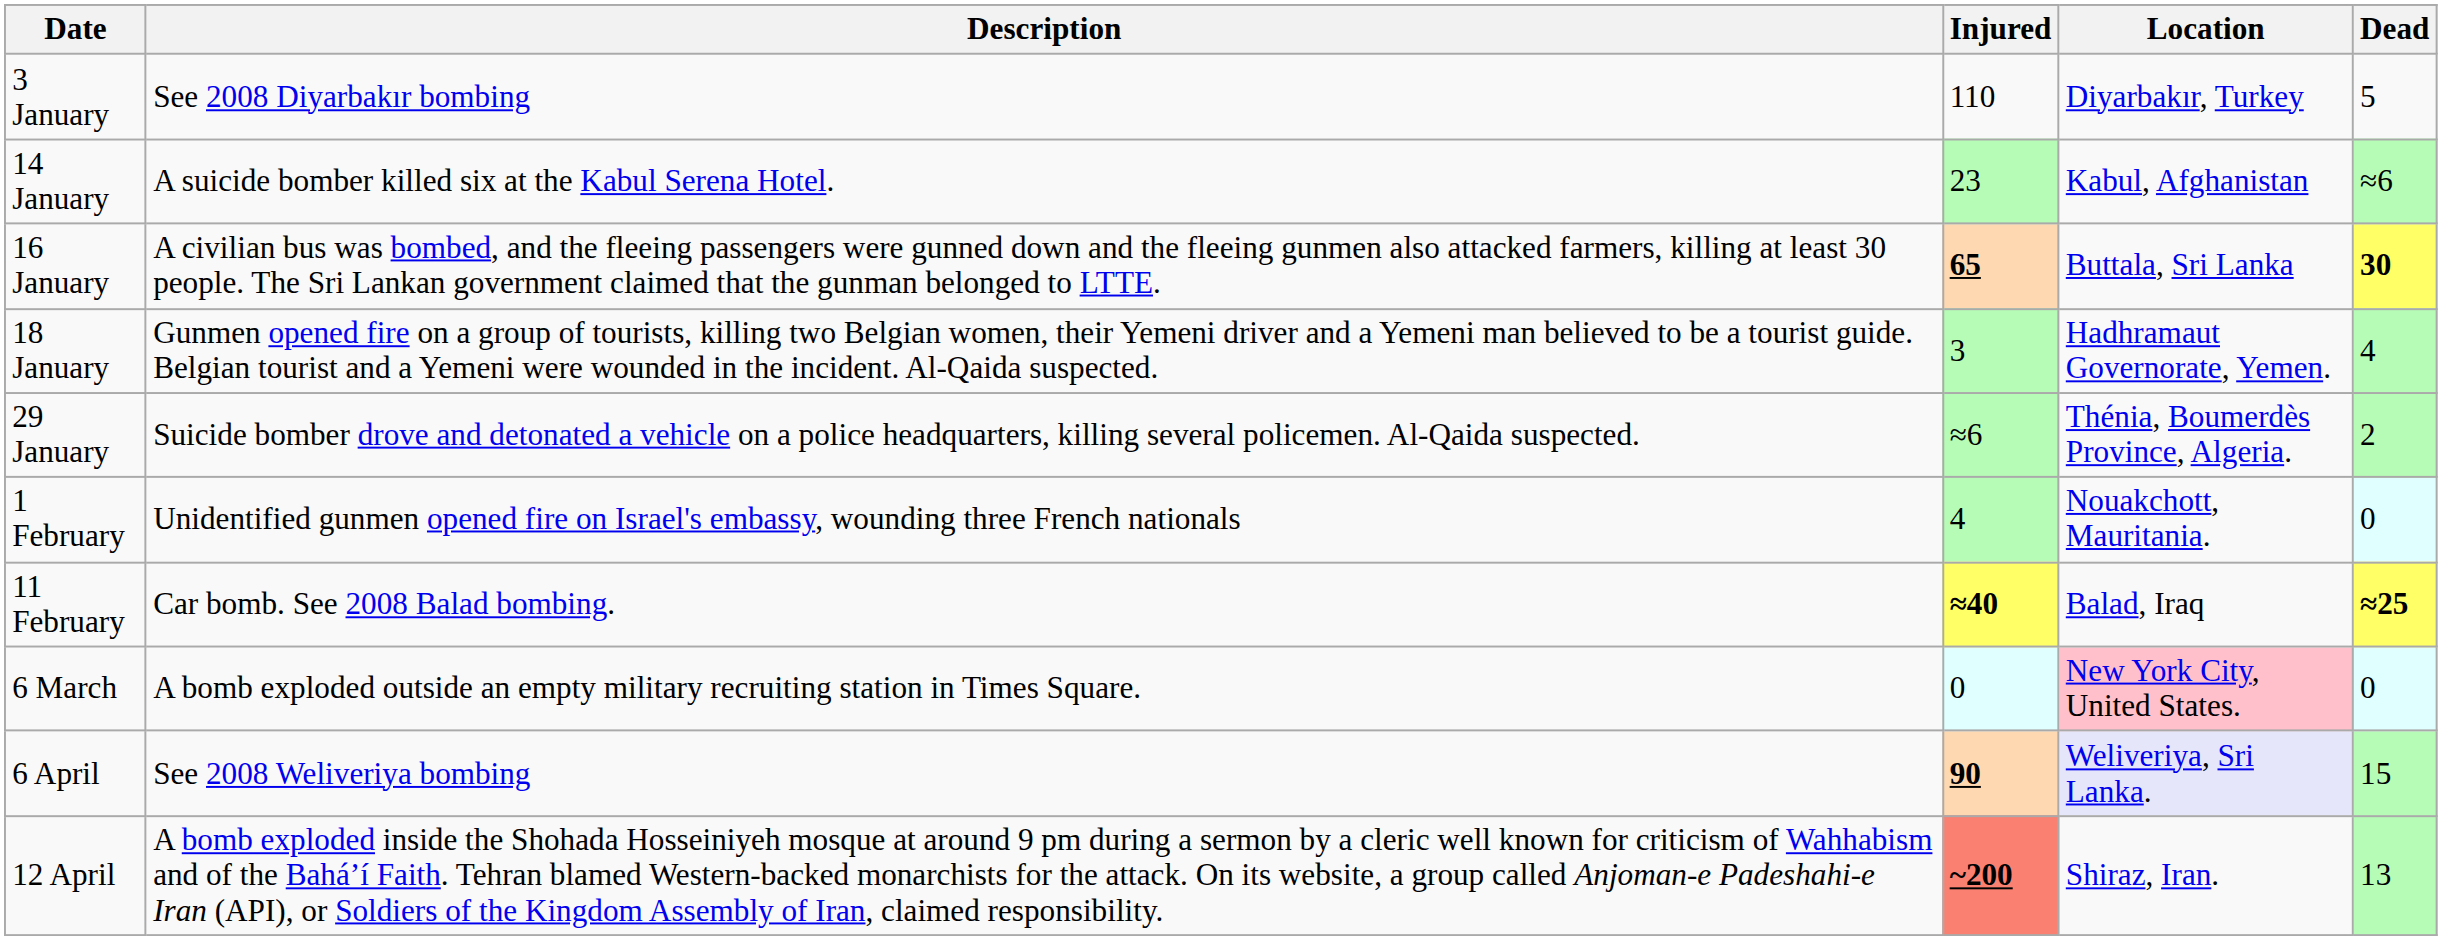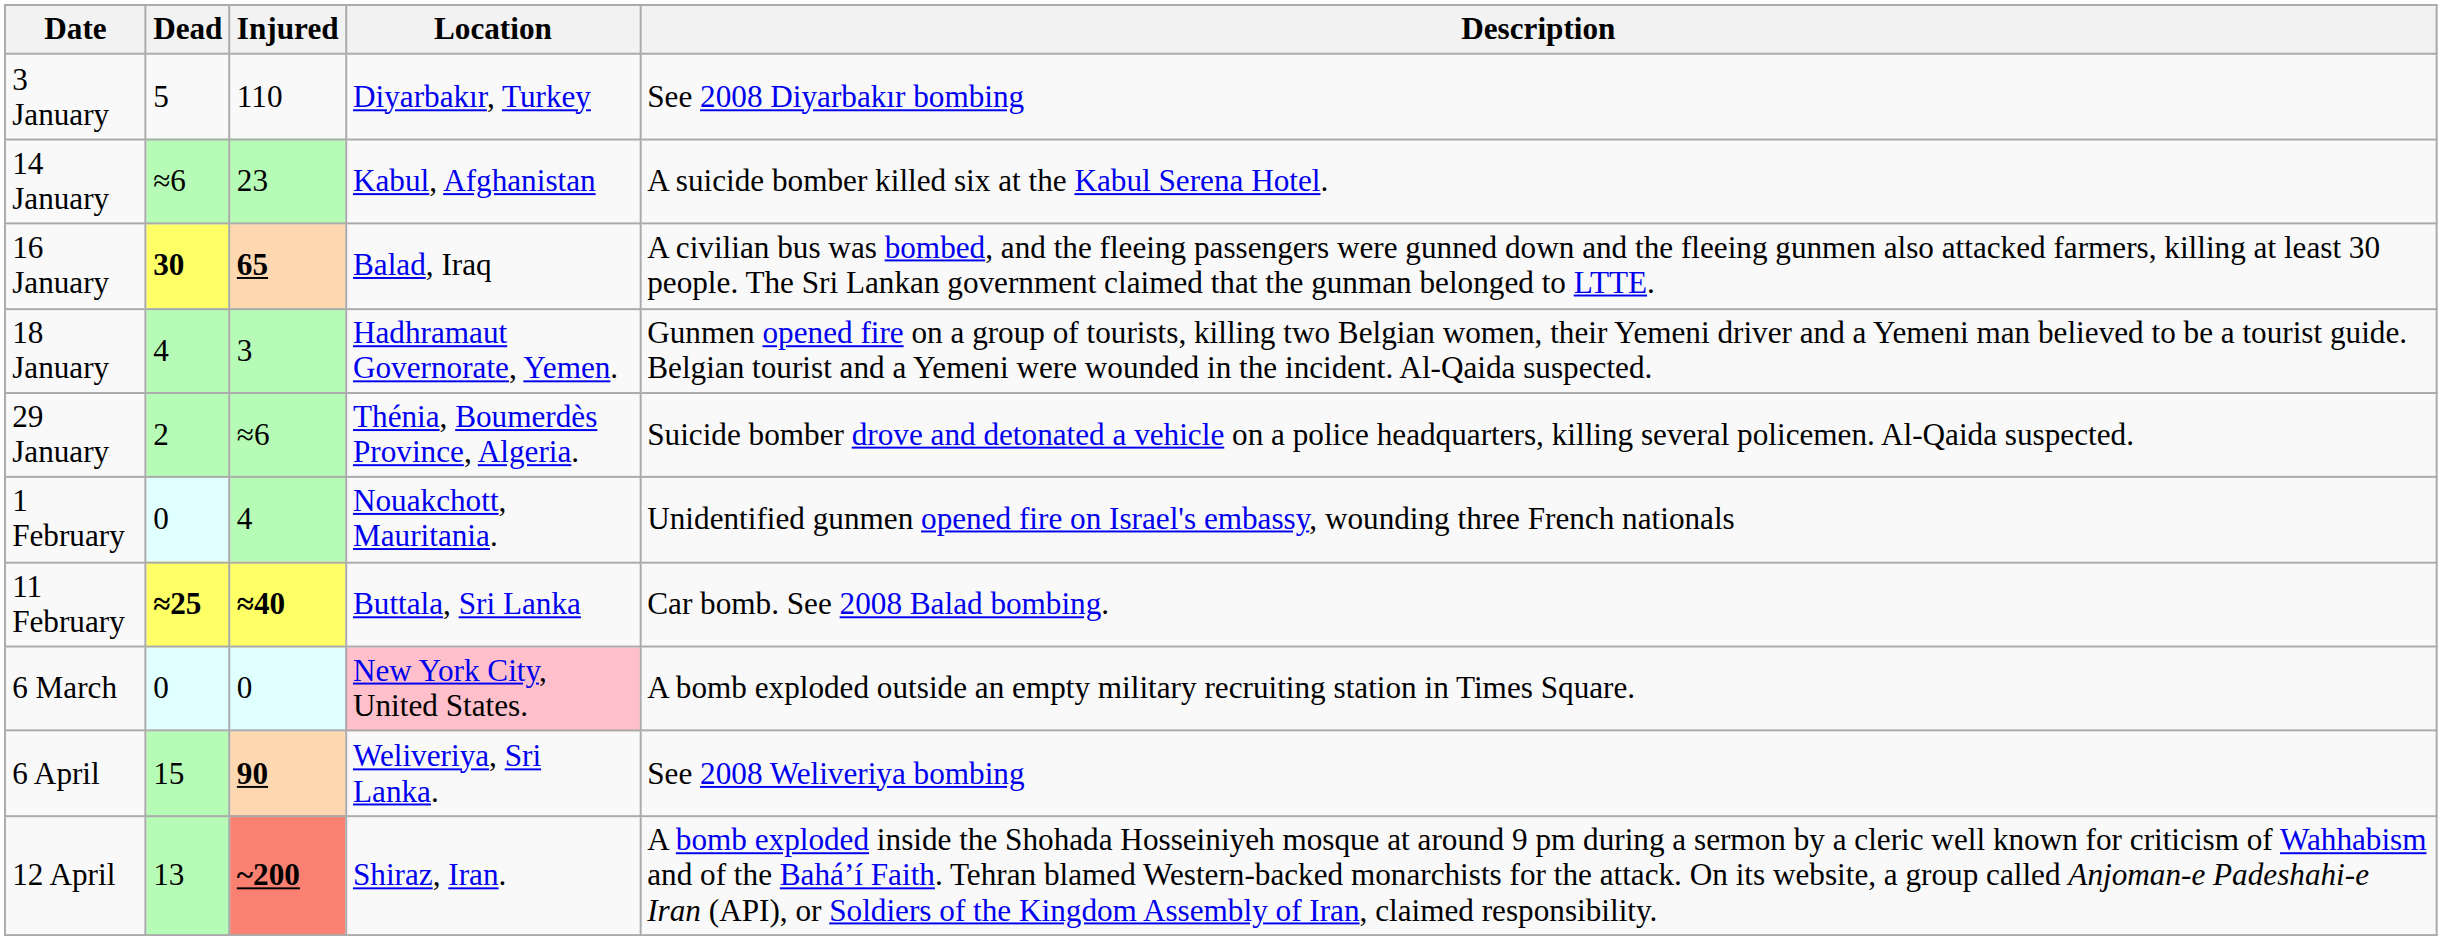columns swapped: (2395, 29) <-> (1044, 29)
(2180, 265) Buttala, Sri Lanka -> (422, 265) Balad, Iraq
(2135, 603) Balad, Iraq -> (467, 603) Buttala, Sri Lanka
(2160, 772) lavender background -> (447, 772) no background
